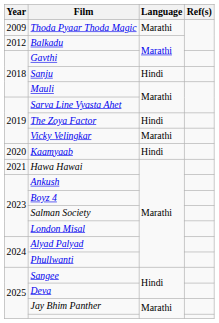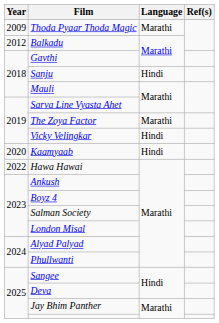(152, 120) Hindi -> (157, 120) Marathi
(157, 136) Marathi -> (152, 136) Hindi
(16, 167) 2021 -> (16, 167) 2022
